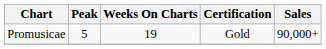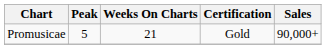(151, 34) 19 -> (151, 34) 21
